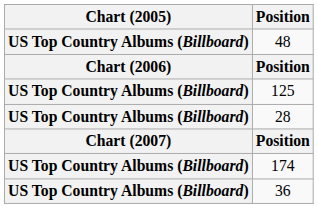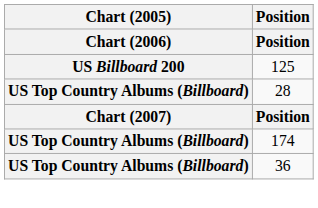- row: (283, 41)
(128, 91) US Top Country Albums (Billboard) -> (128, 66) US Billboard 200
